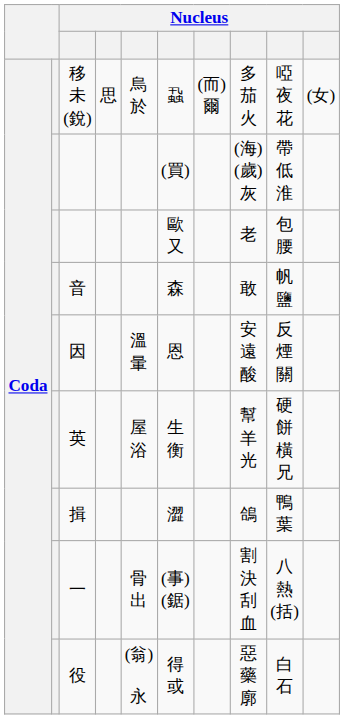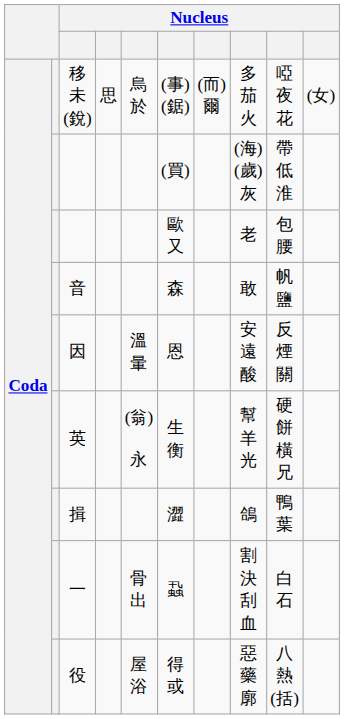(175, 95) 蝨 -> (175, 95) (事) (鋸)
(139, 438) 屋 浴 -> (139, 438) (翁) 永
(175, 589) (事) (鋸) -> (175, 589) 蝨
(285, 589) 八 熱 (括) -> (285, 589) 白 石
(139, 675) (翁) 永 -> (139, 675) 屋 浴
(285, 675) 白 石 -> (285, 675) 八 熱 (括)
